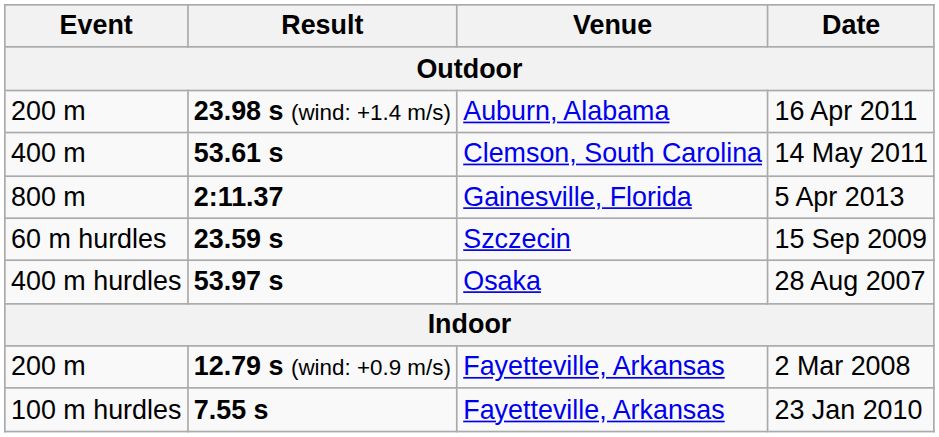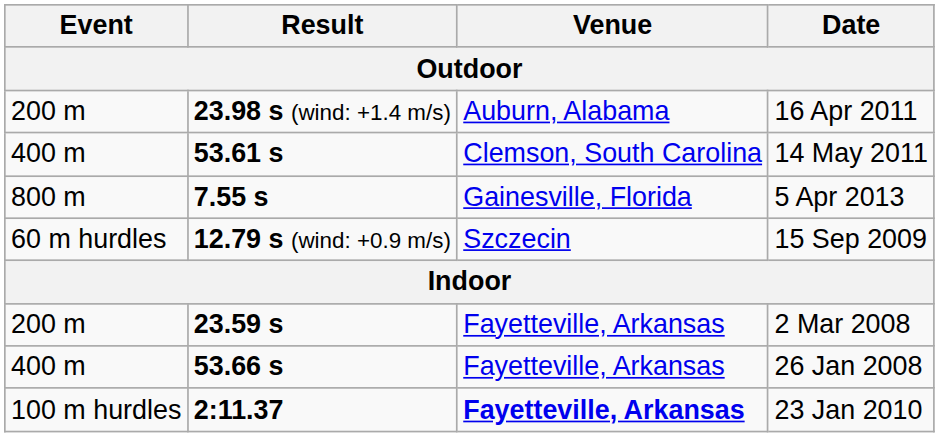(239, 196) 2:11.37 -> (231, 196) 7.55 s
(239, 238) 23.59 s -> (322, 238) 12.79 s (wind: +0.9 m/s)
- row: (850, 281)
(322, 366) 12.79 s (wind: +0.9 m/s) -> (239, 324) 23.59 s
+ row: (848, 366)
(231, 409) 7.55 s -> (239, 409) 2:11.37
(594, 409) normal -> (604, 409) bold
